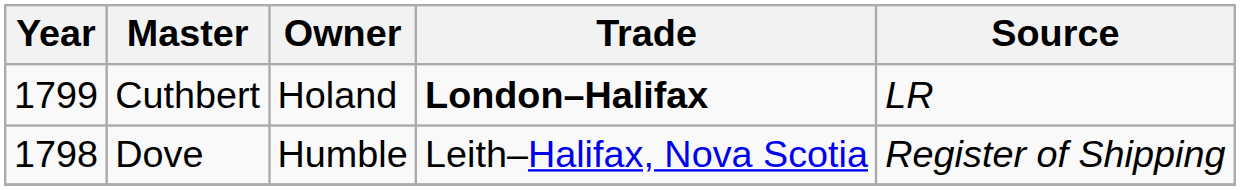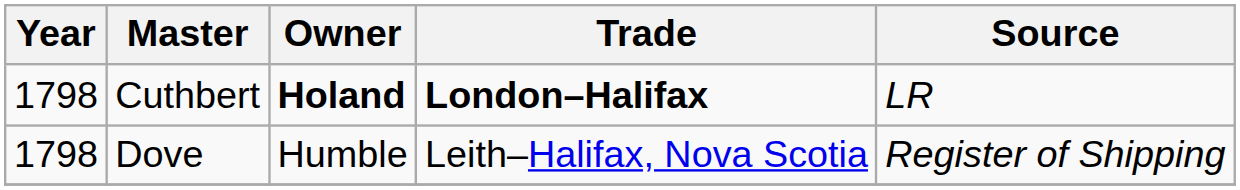(56, 94) 1799 -> (56, 94) 1798
(337, 94) normal -> (342, 94) bold
